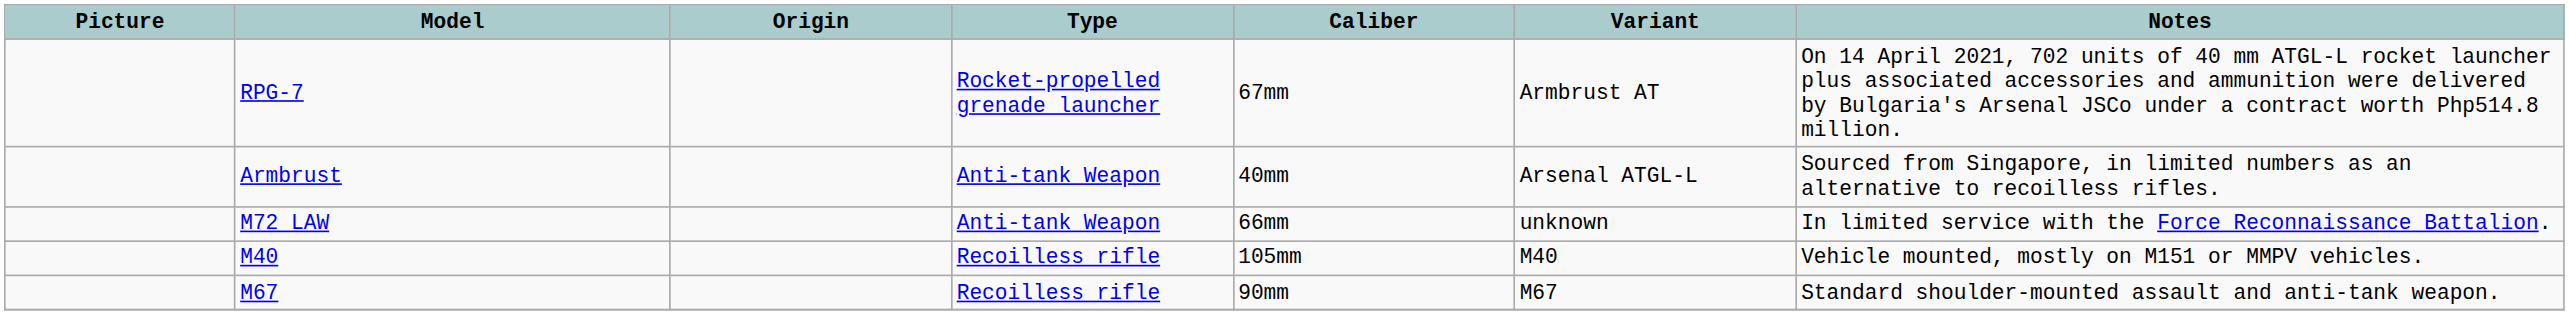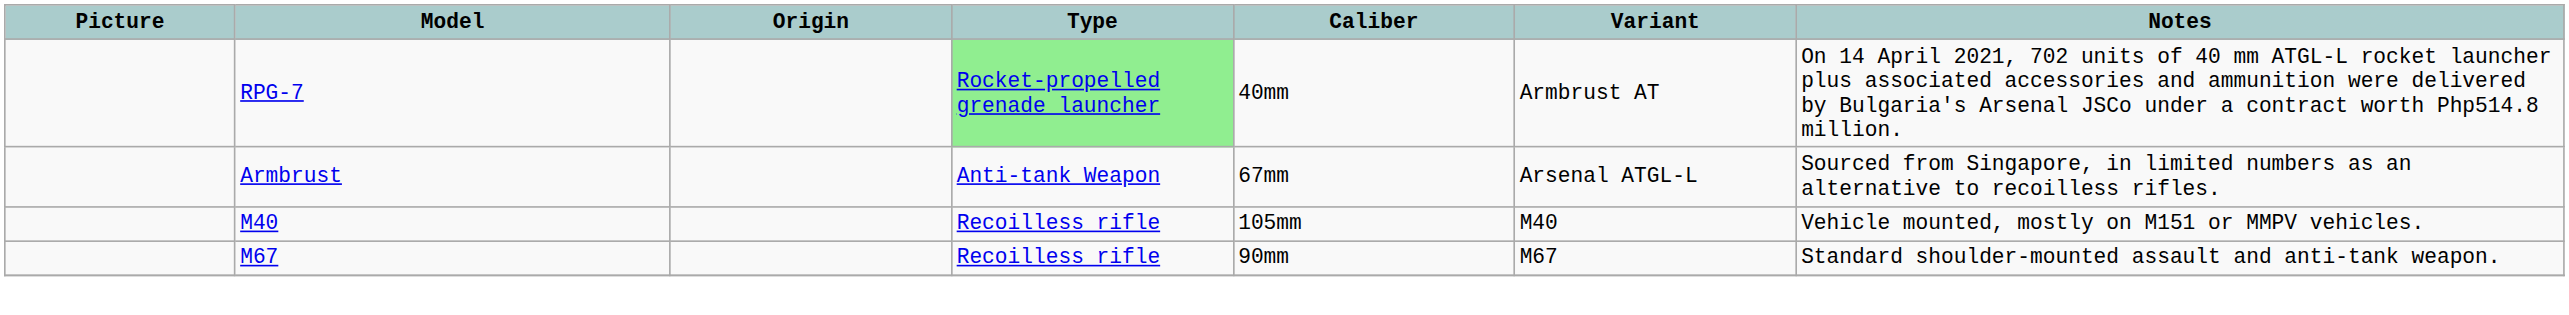(1058, 93) no background -> (1058, 93) lightgreen background
(1264, 93) 67mm -> (1264, 93) 40mm
(1264, 177) 40mm -> (1264, 177) 67mm
- row: (285, 223)
